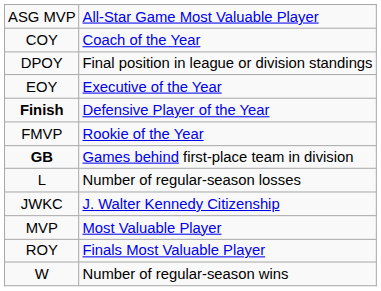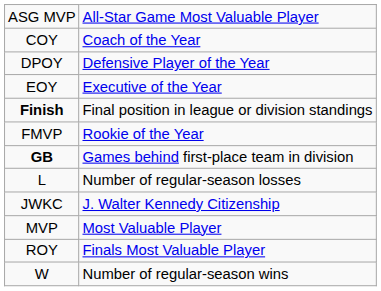(228, 63) Final position in league or division standings -> (176, 63) Defensive Player of the Year
(176, 110) Defensive Player of the Year -> (228, 110) Final position in league or division standings
